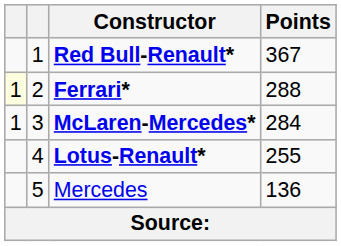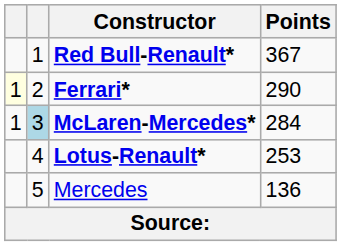(283, 89) 288 -> (283, 89) 290
(38, 122) no background -> (38, 122) lightblue background
(283, 156) 255 -> (283, 156) 253
